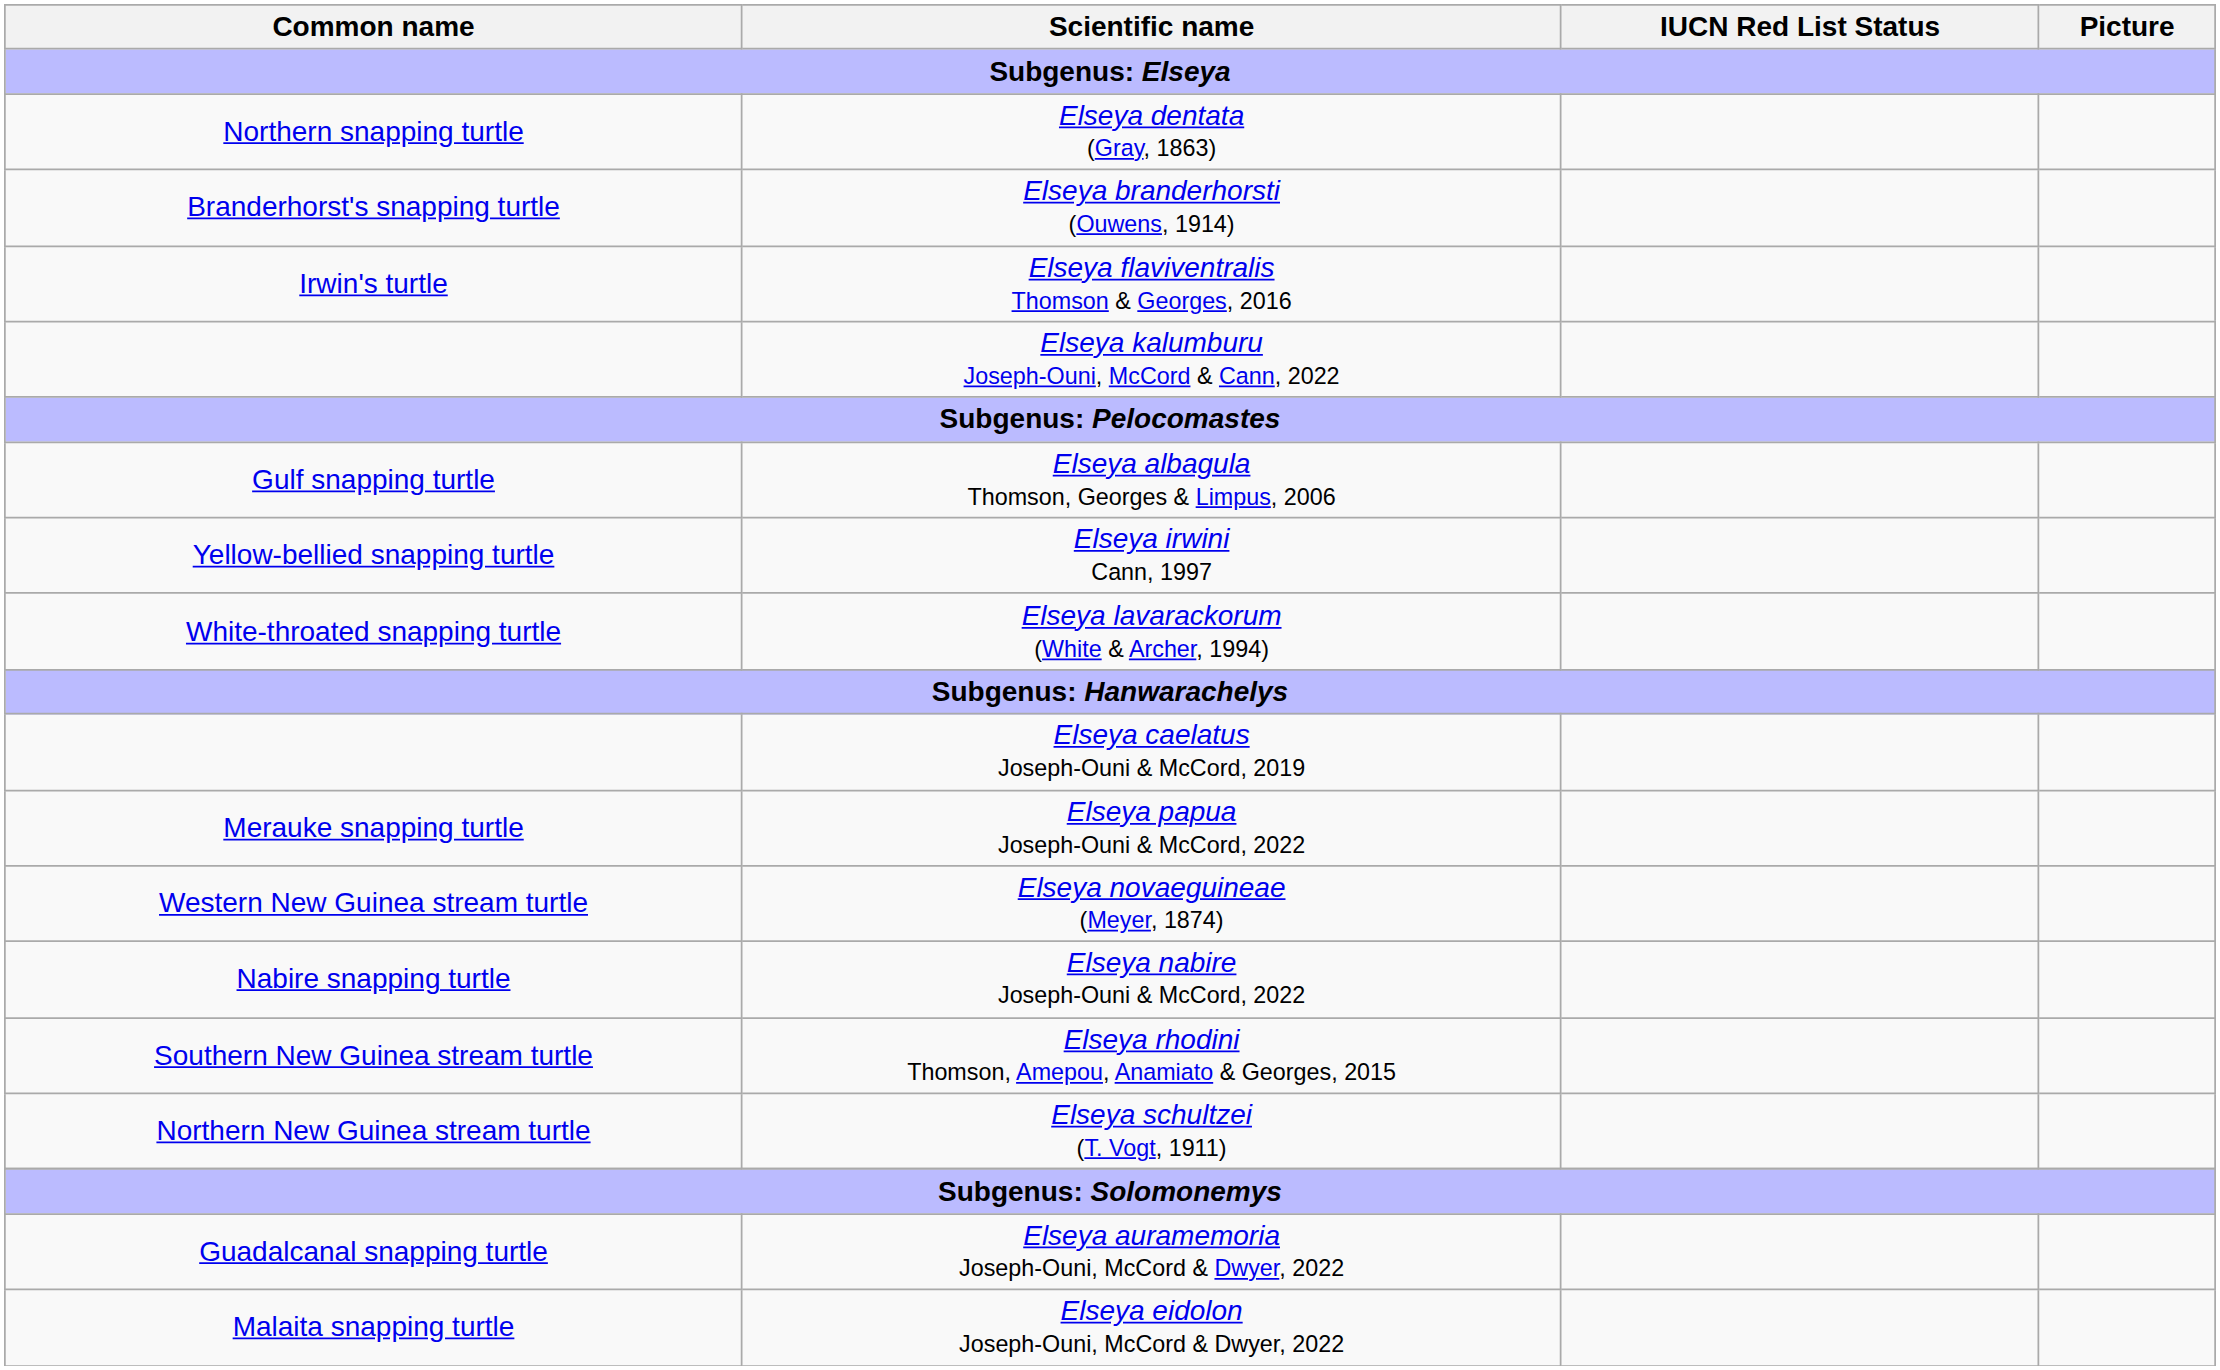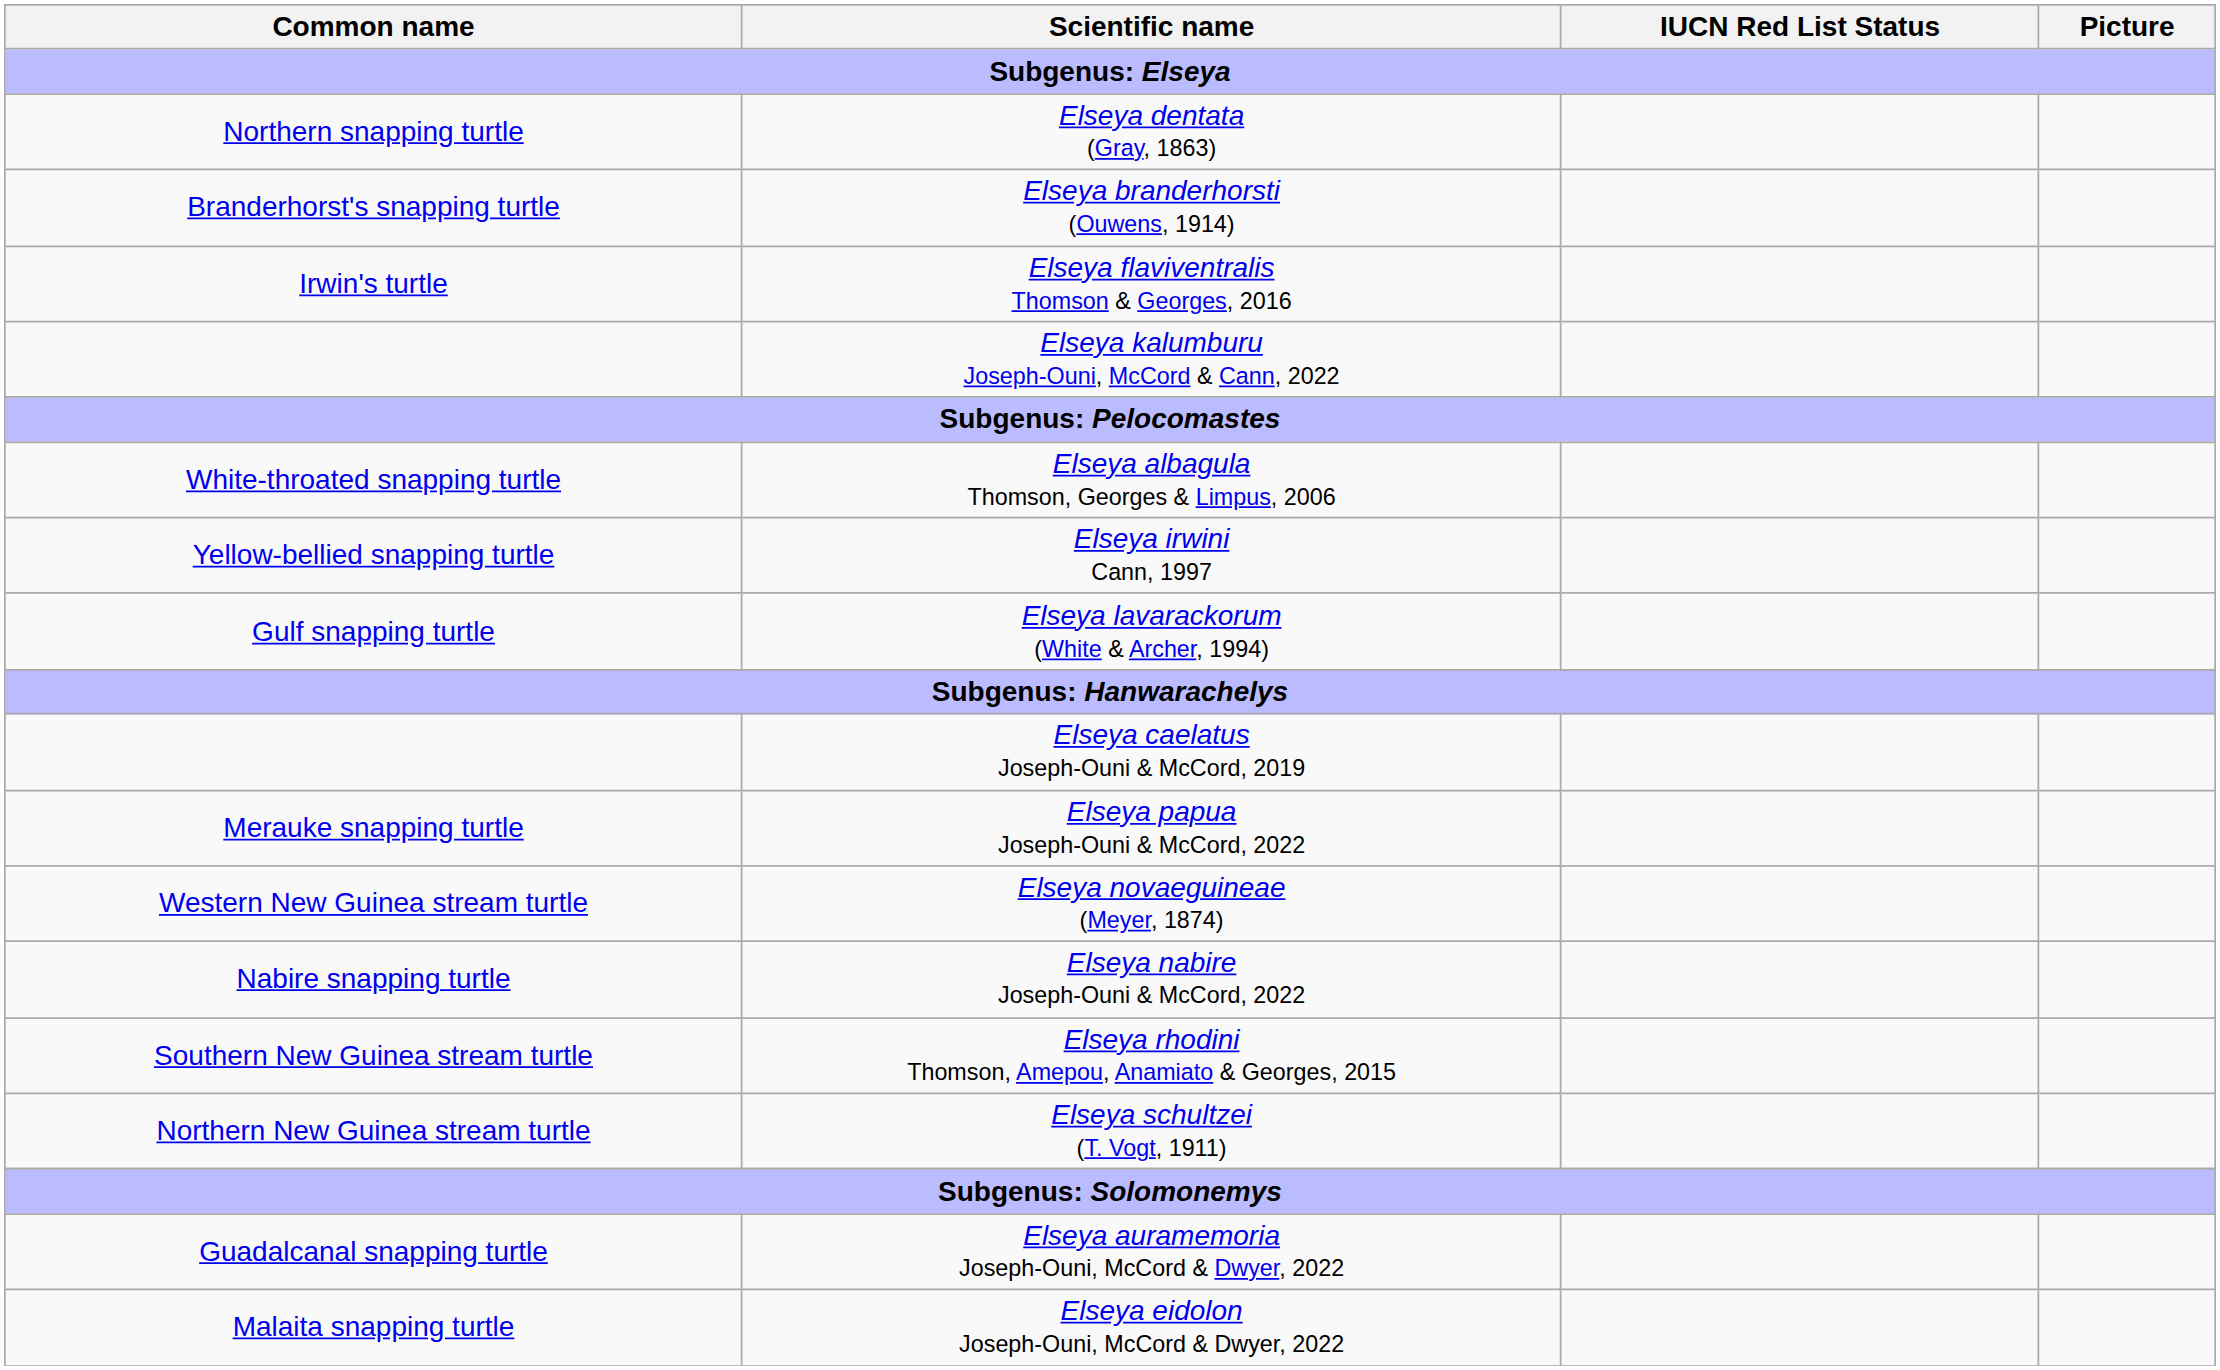(374, 479) Gulf snapping turtle -> (374, 479) White-throated snapping turtle
(374, 631) White-throated snapping turtle -> (374, 631) Gulf snapping turtle
